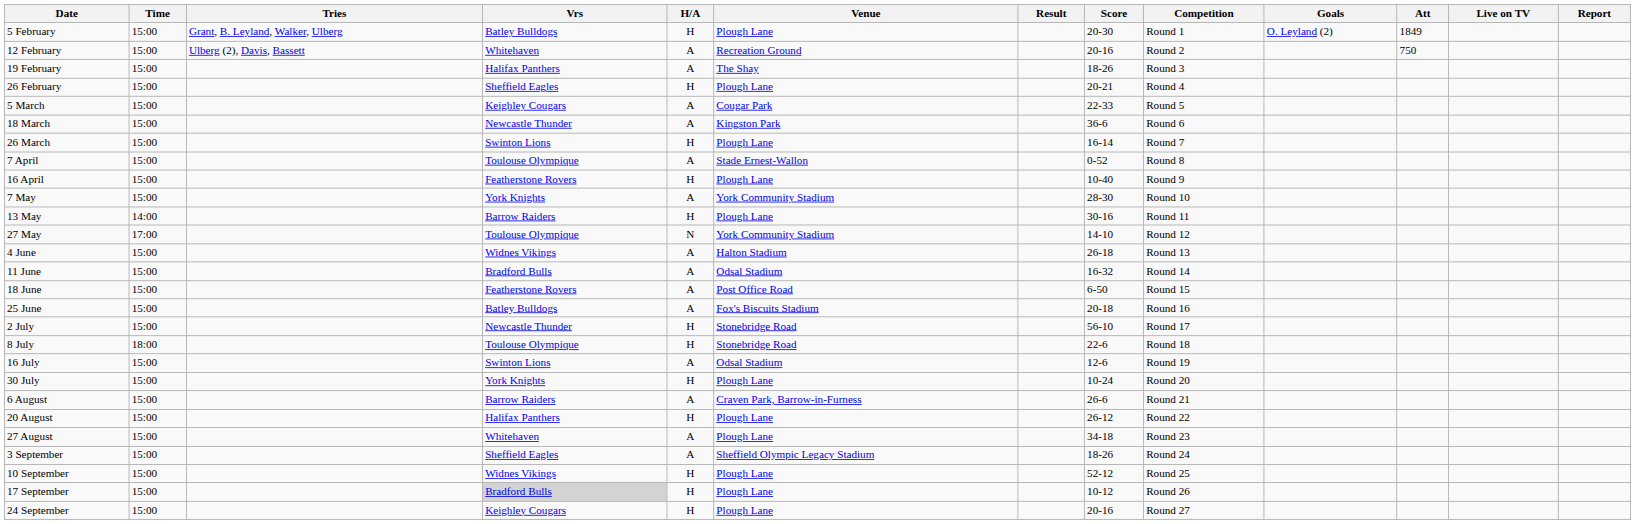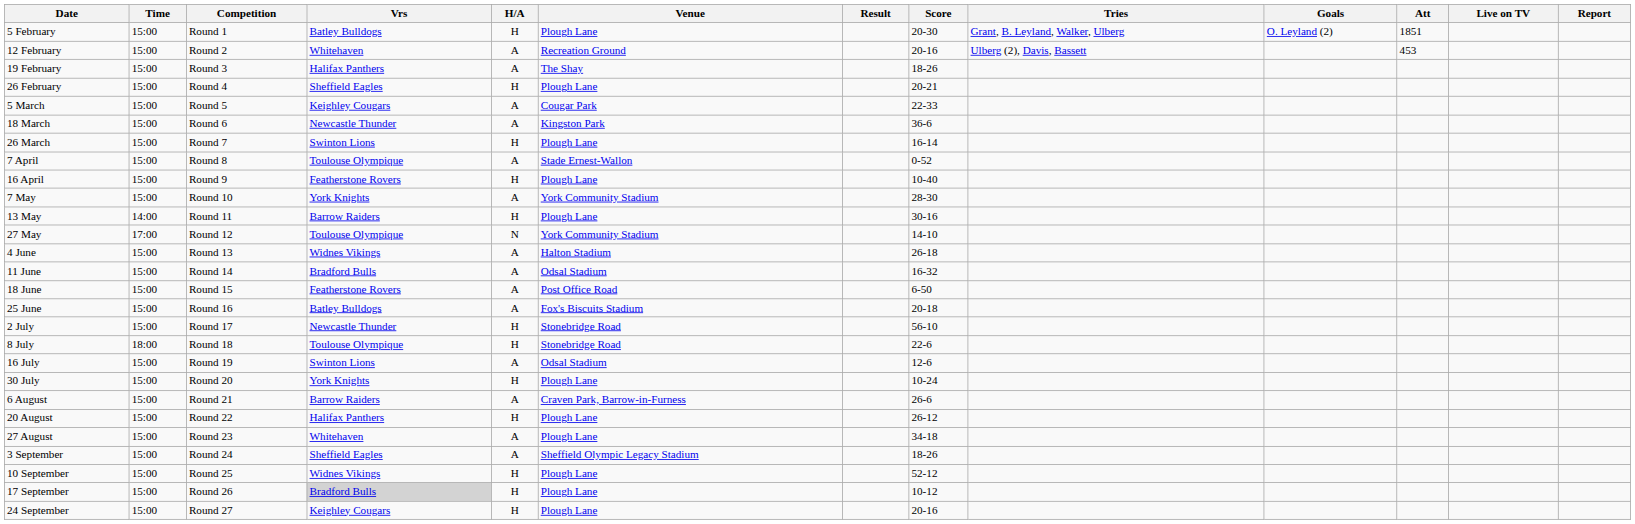columns swapped: (1204, 13) <-> (334, 13)
(1411, 31) 1849 -> (1411, 31) 1851
(1408, 50) 750 -> (1408, 50) 453
